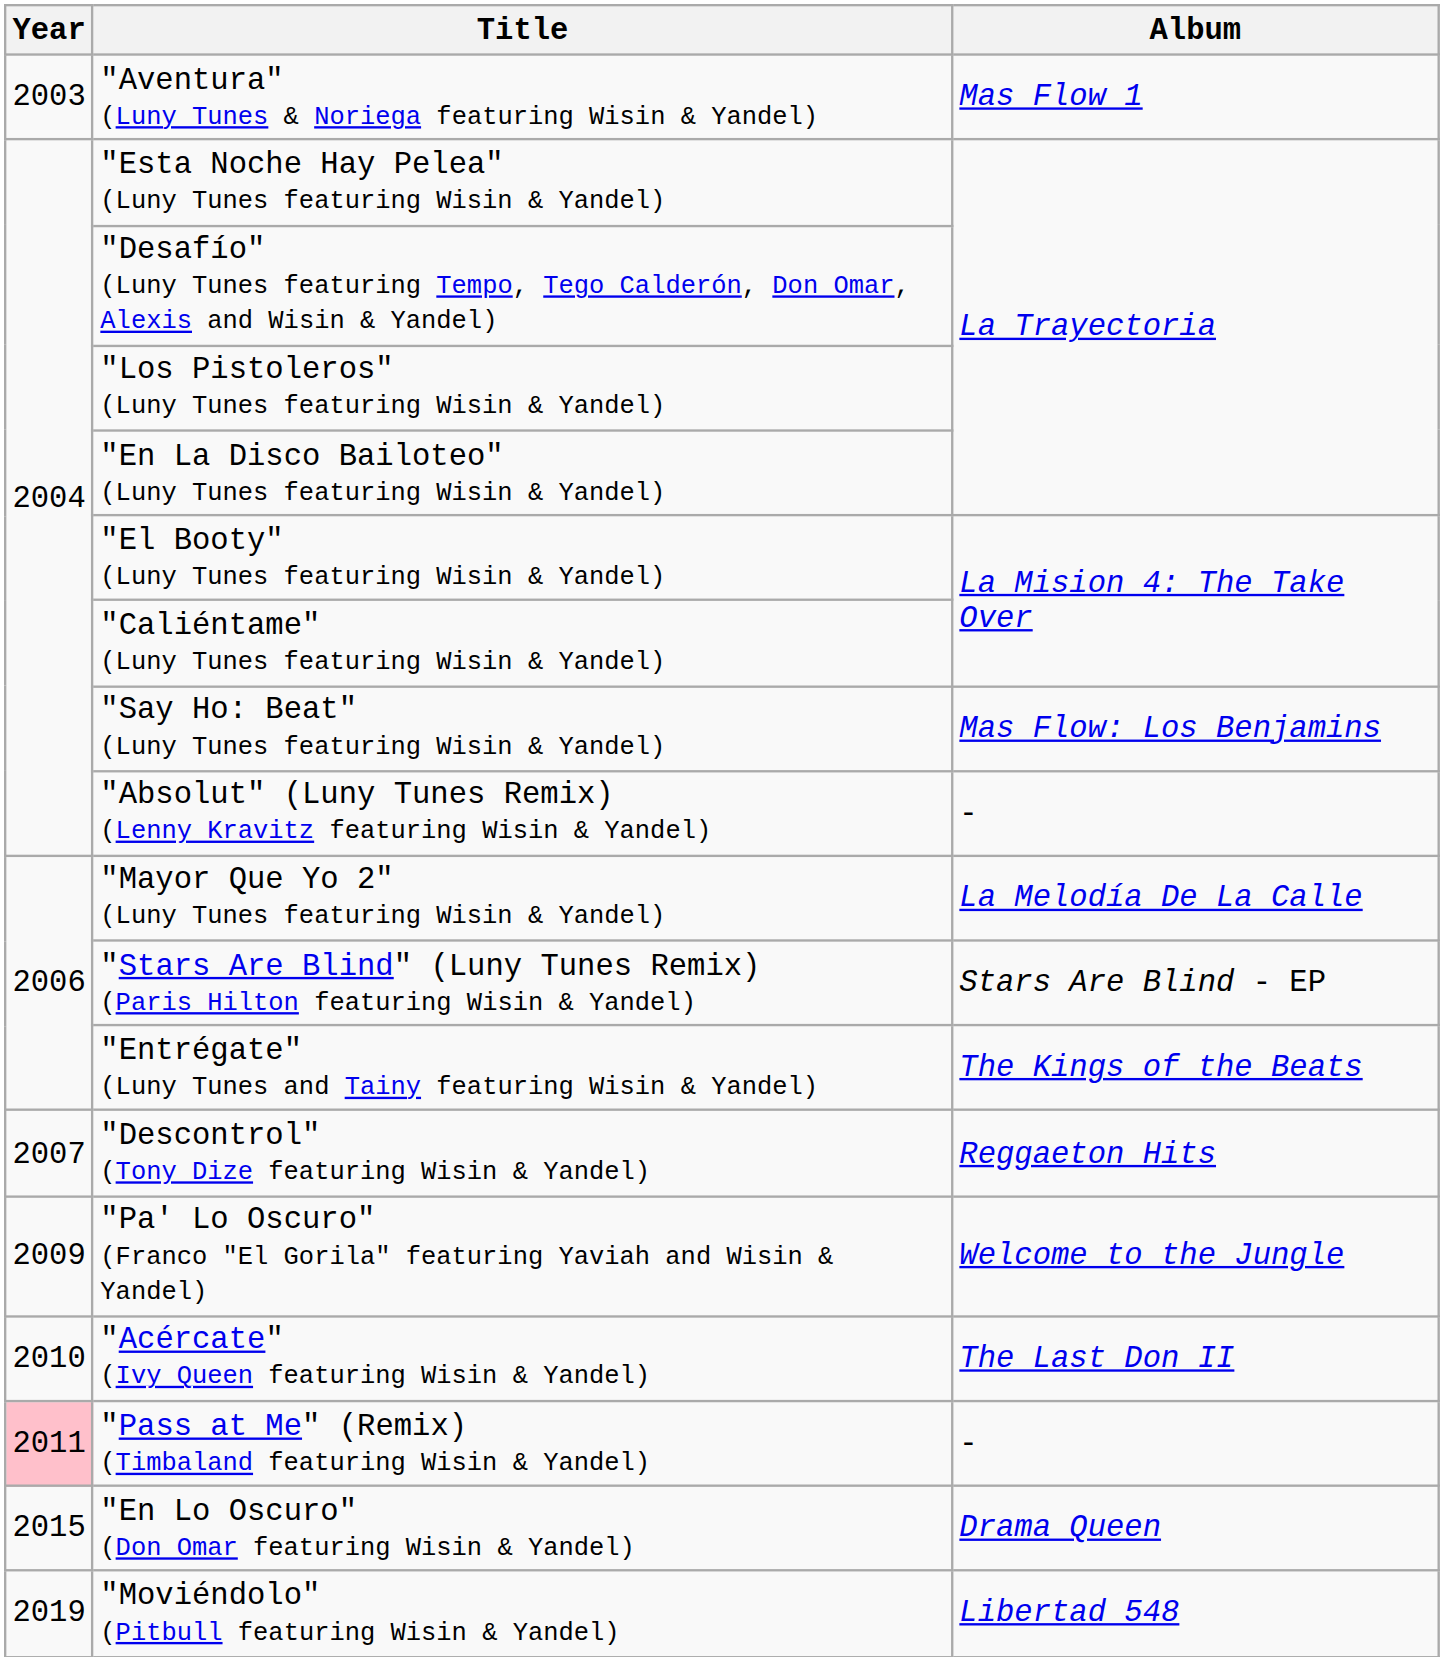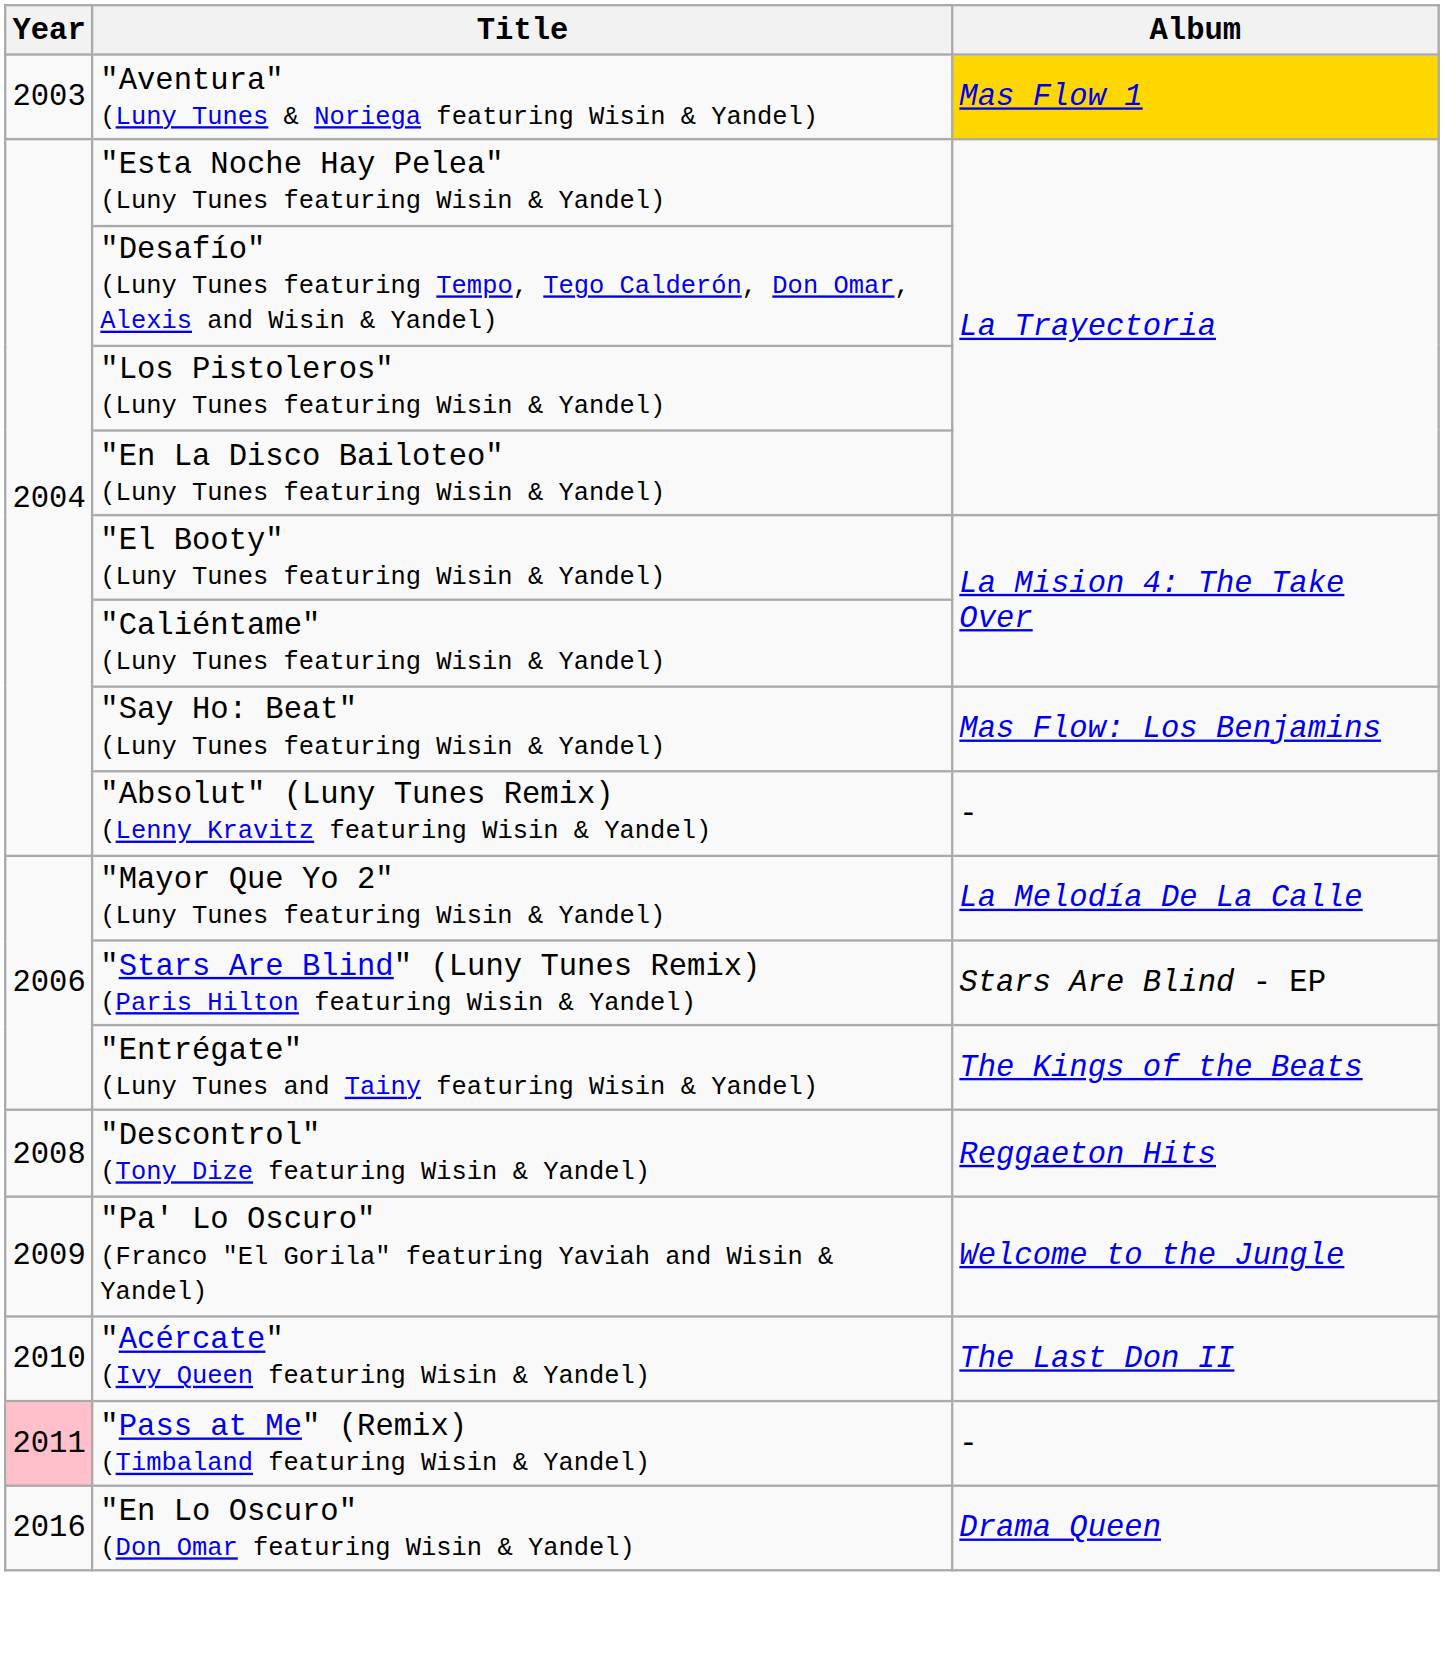(1051, 97) no background -> (1051, 97) gold background
(49, 1153) 2007 -> (49, 1153) 2008
(49, 1529) 2015 -> (49, 1529) 2016
- row: (360, 1613)
